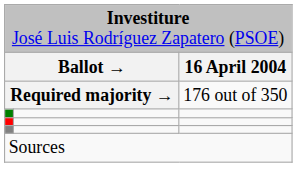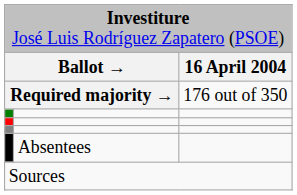+ row: (9, 148)
